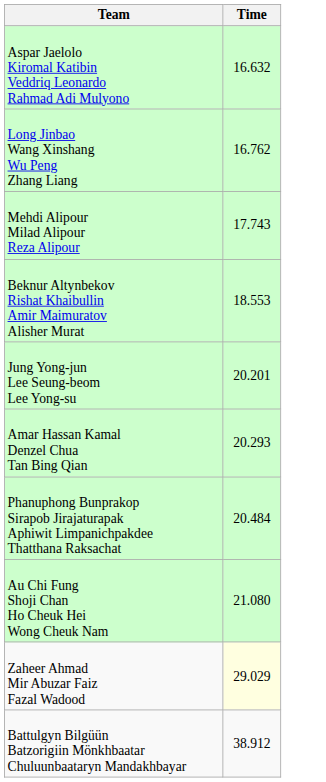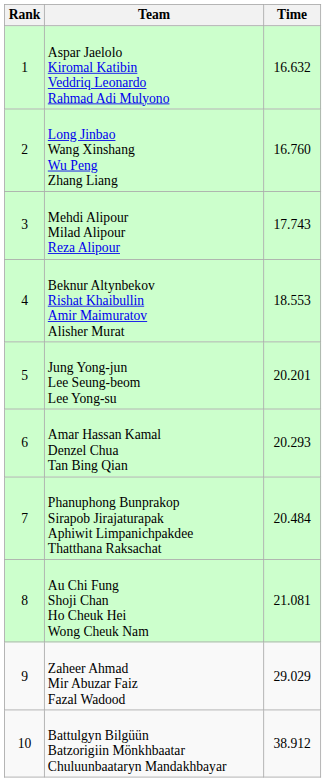+ column: (25, 15)
(252, 150) 16.762 -> (292, 150) 16.760
(252, 600) 21.080 -> (292, 600) 21.081
(252, 676) lightyellow background -> (292, 676) no background
